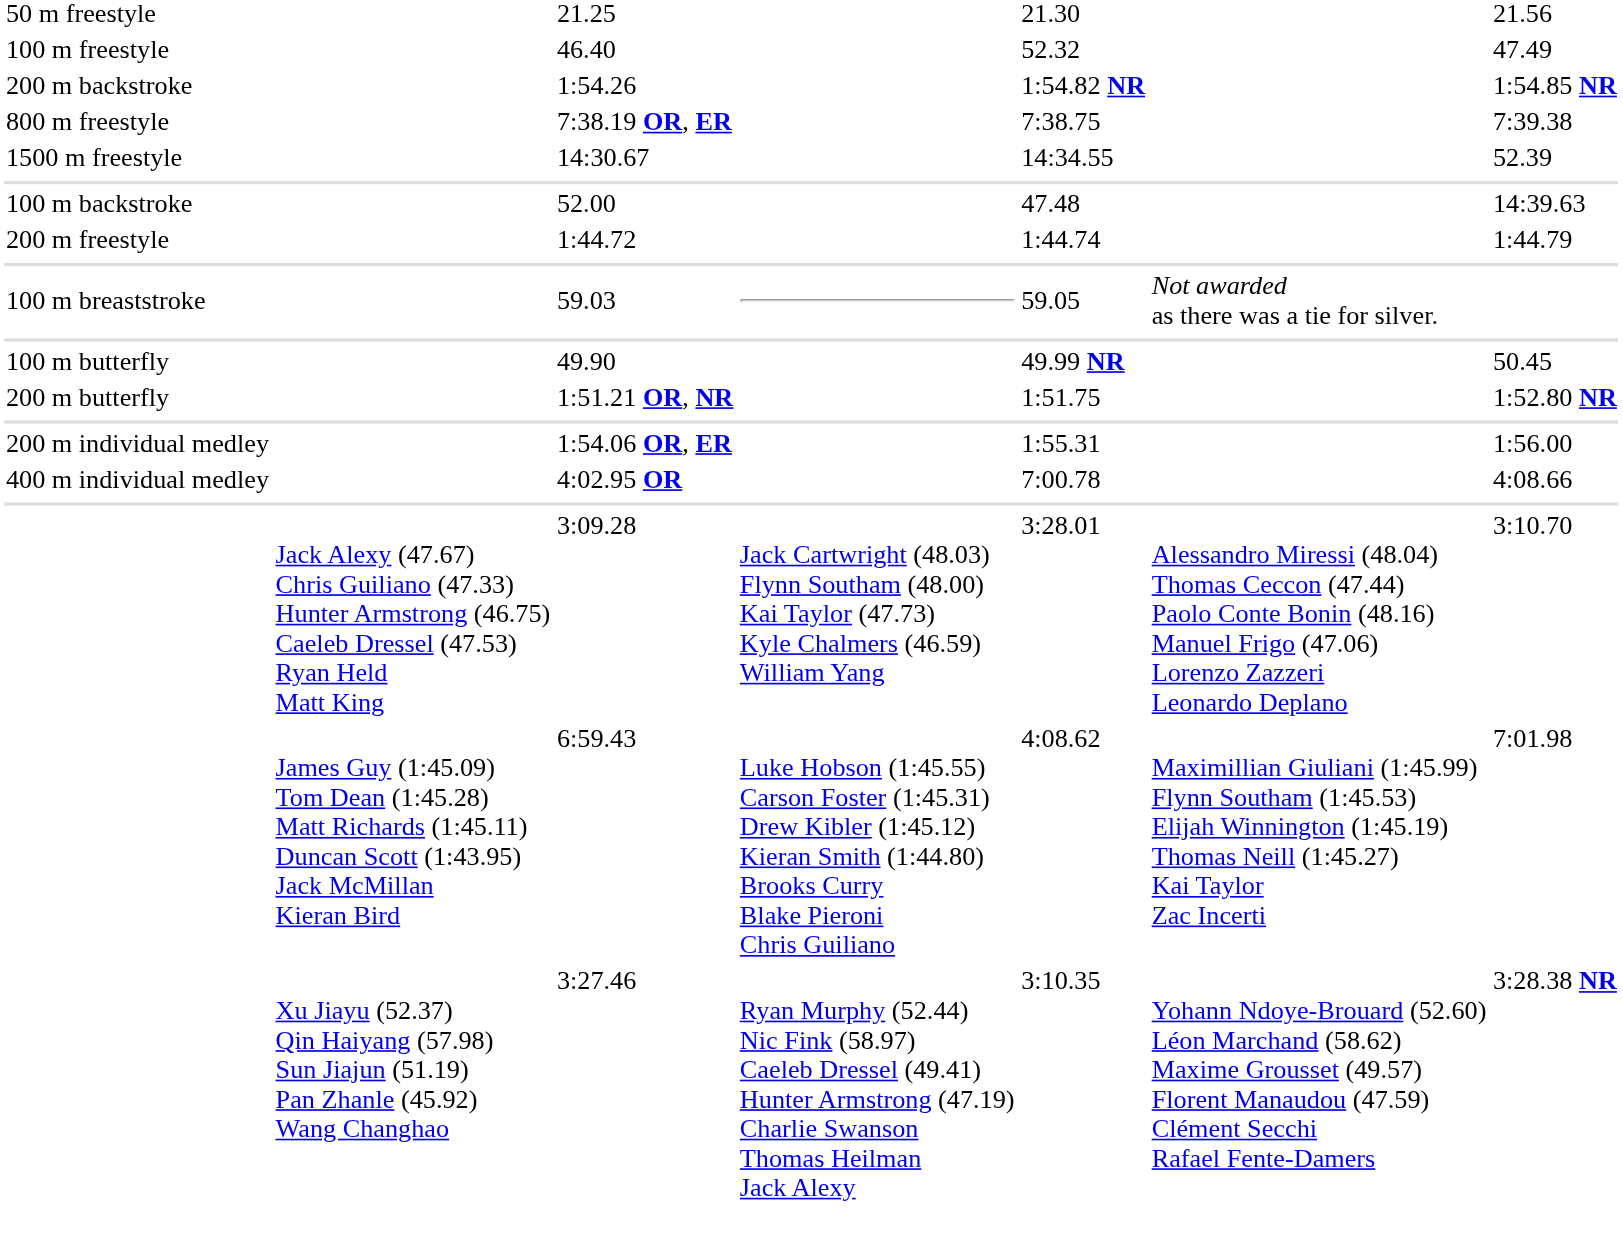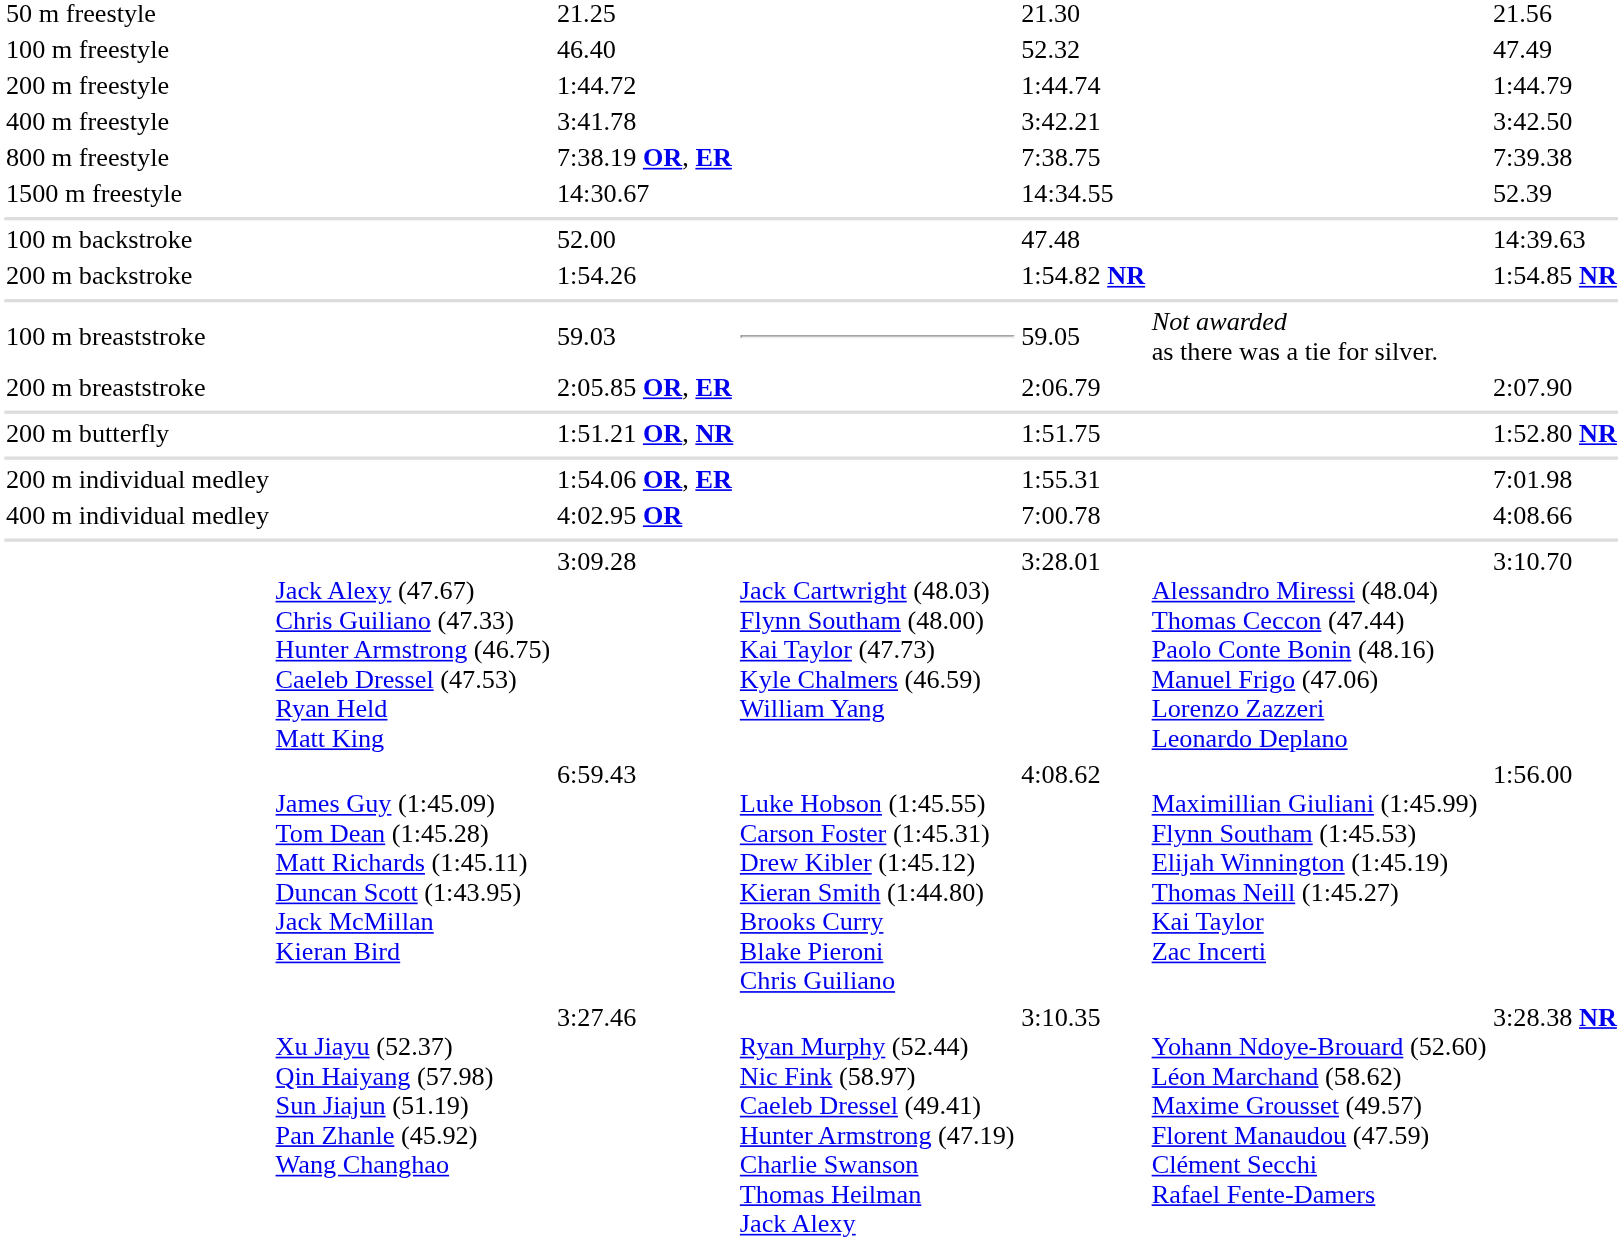rows swapped: (88, 239) <-> (99, 85)
+ row: (88, 121)
+ row: (106, 387)
- row: (88, 361)
(1533, 443) 1:56.00 -> (1533, 479) 7:01.98
(1533, 738) 7:01.98 -> (1533, 774) 1:56.00
